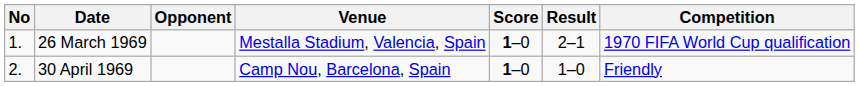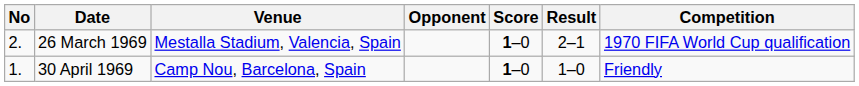columns swapped: (362, 17) <-> (193, 17)
(15, 43) 1. -> (15, 43) 2.
(15, 69) 2. -> (15, 69) 1.
